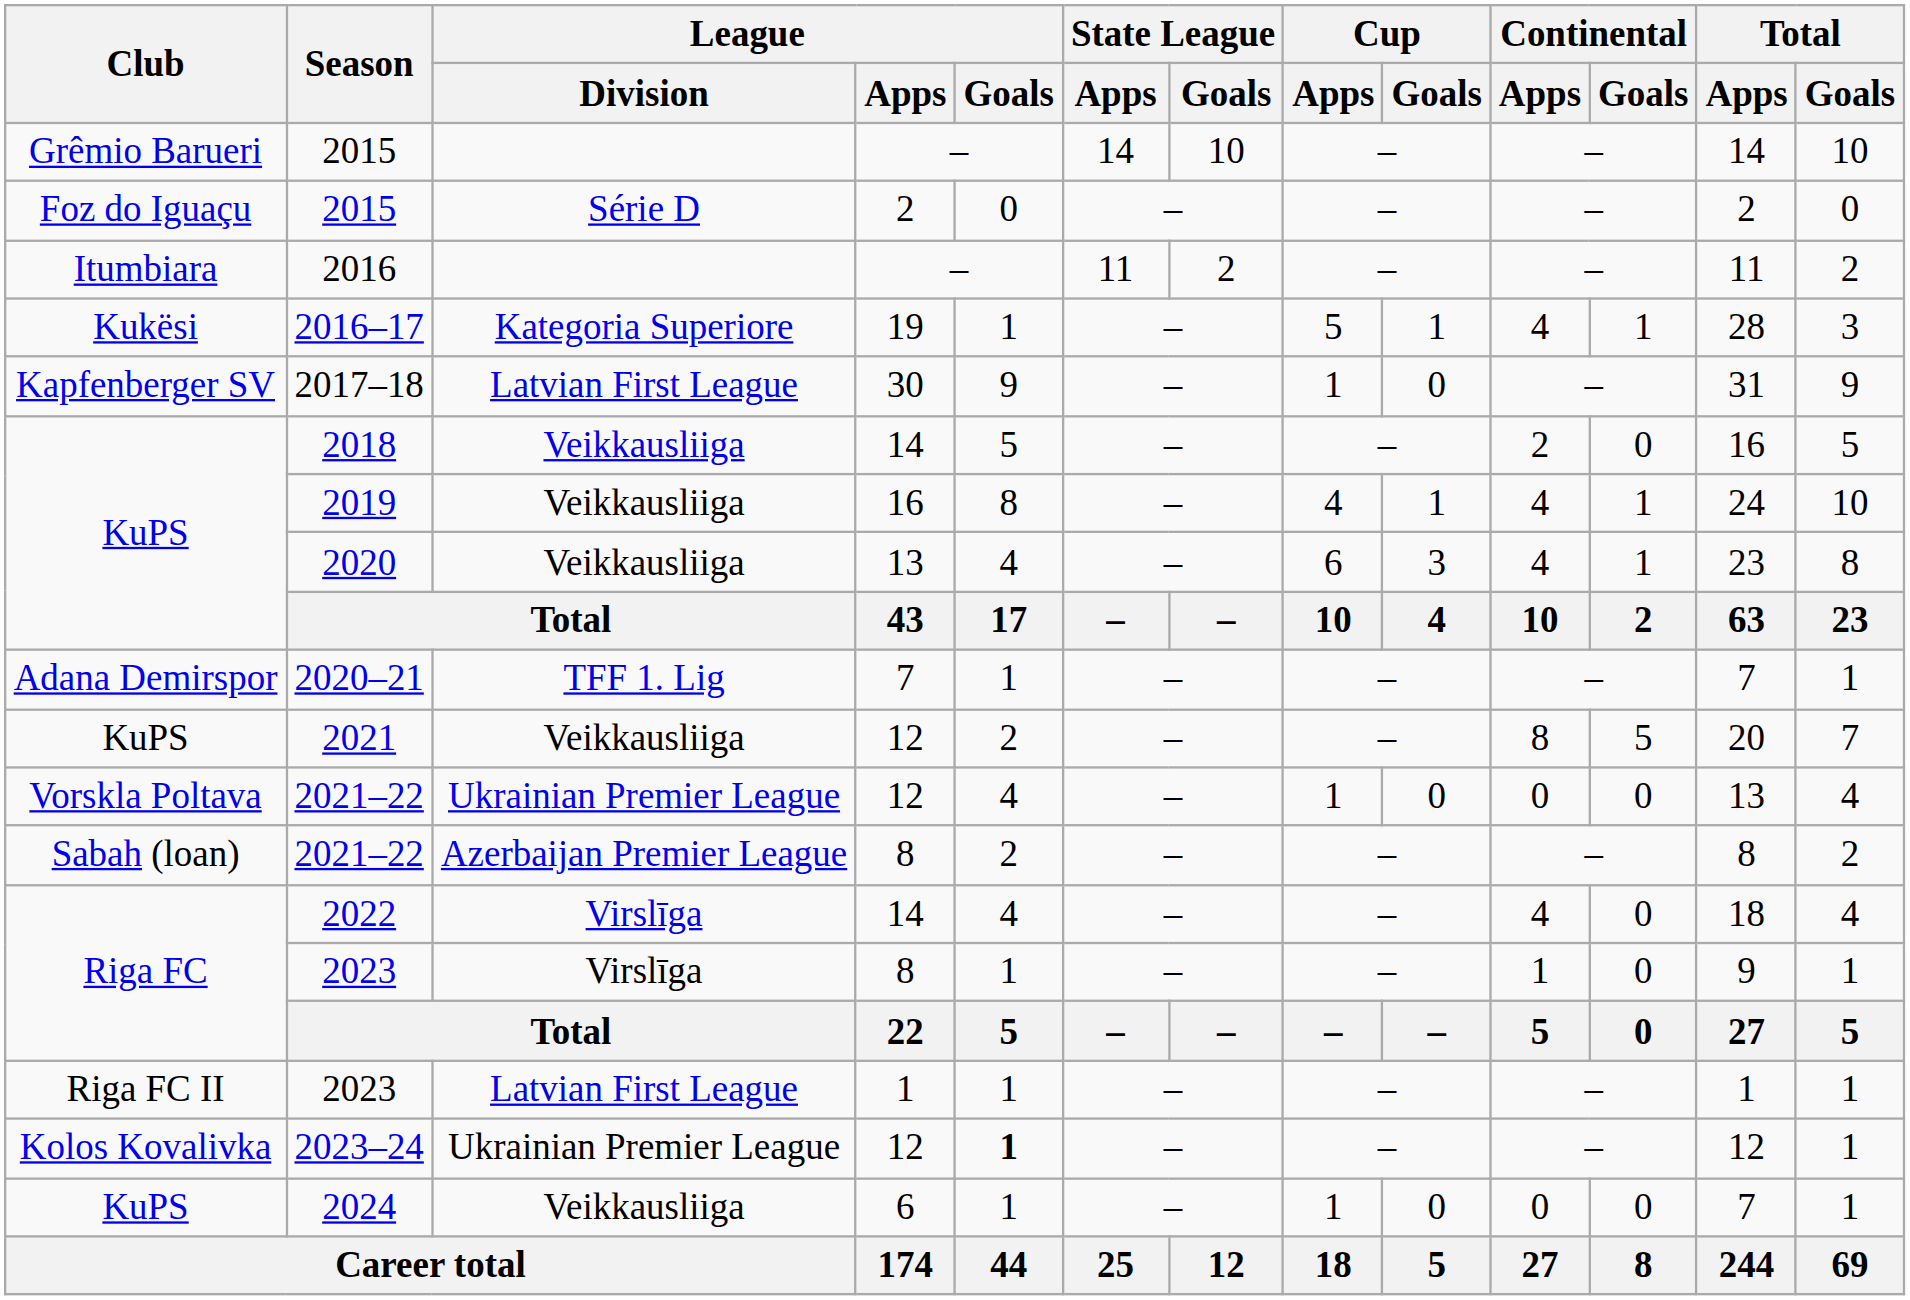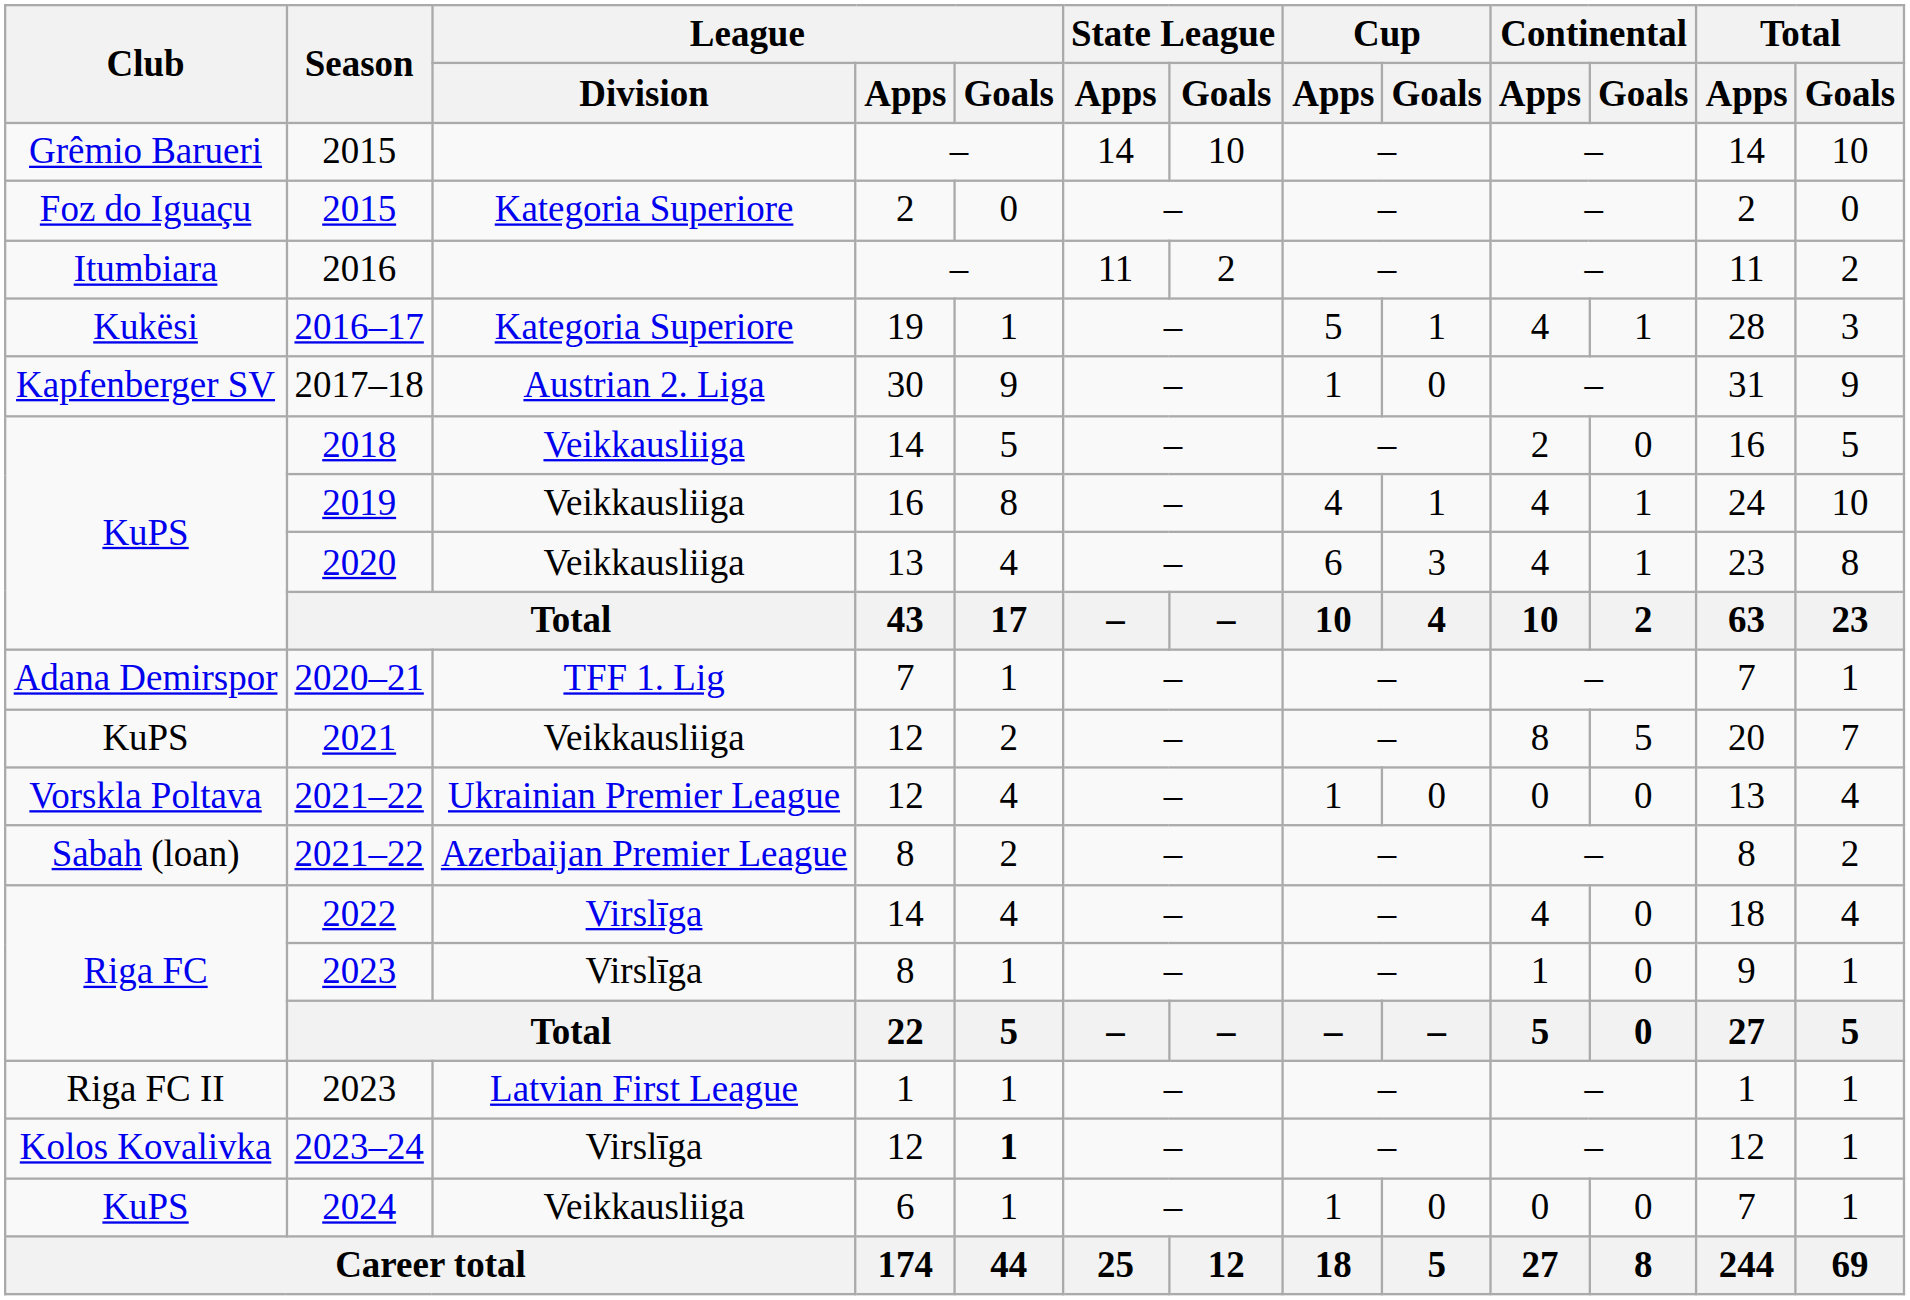(644, 209) Série D -> (644, 209) Kategoria Superiore
(644, 385) Latvian First League -> (644, 385) Austrian 2. Liga
(644, 1147) Ukrainian Premier League -> (644, 1147) Virslīga
